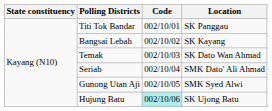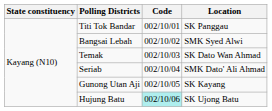(205, 40) SK Kayang -> (213, 40) SMK Syed Alwi
(213, 84) SMK Syed Alwi -> (205, 84) SK Kayang
